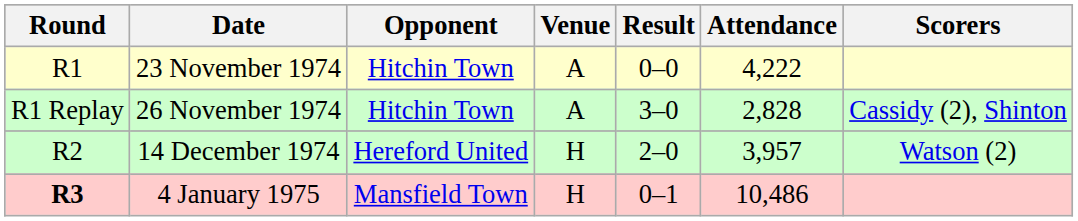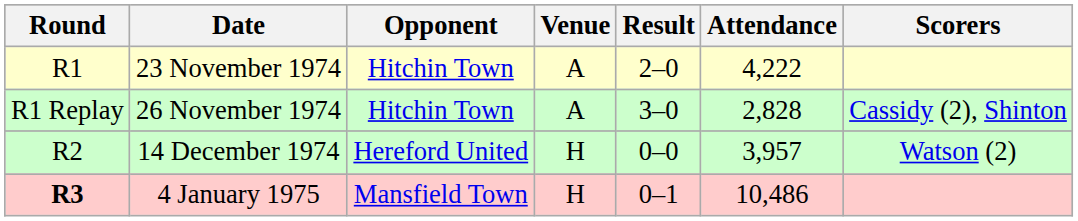(659, 67) 0–0 -> (659, 67) 2–0
(659, 151) 2–0 -> (659, 151) 0–0
